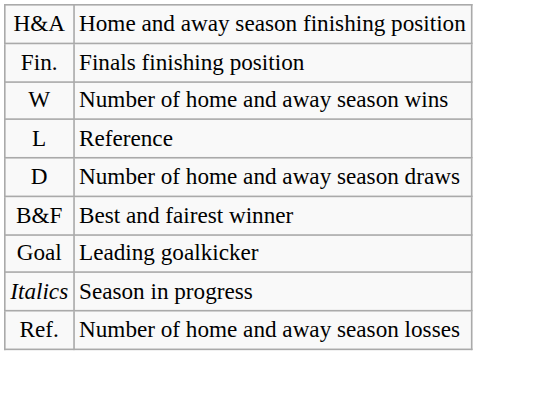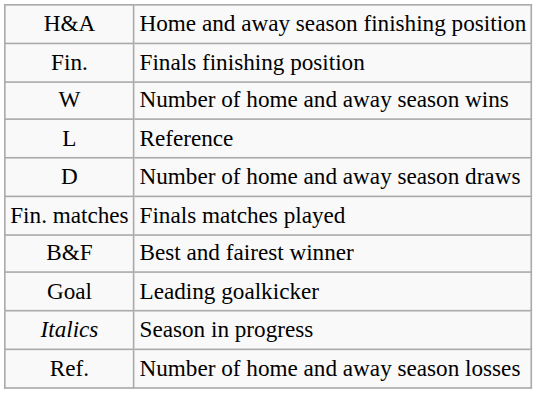+ row: (69, 215)
